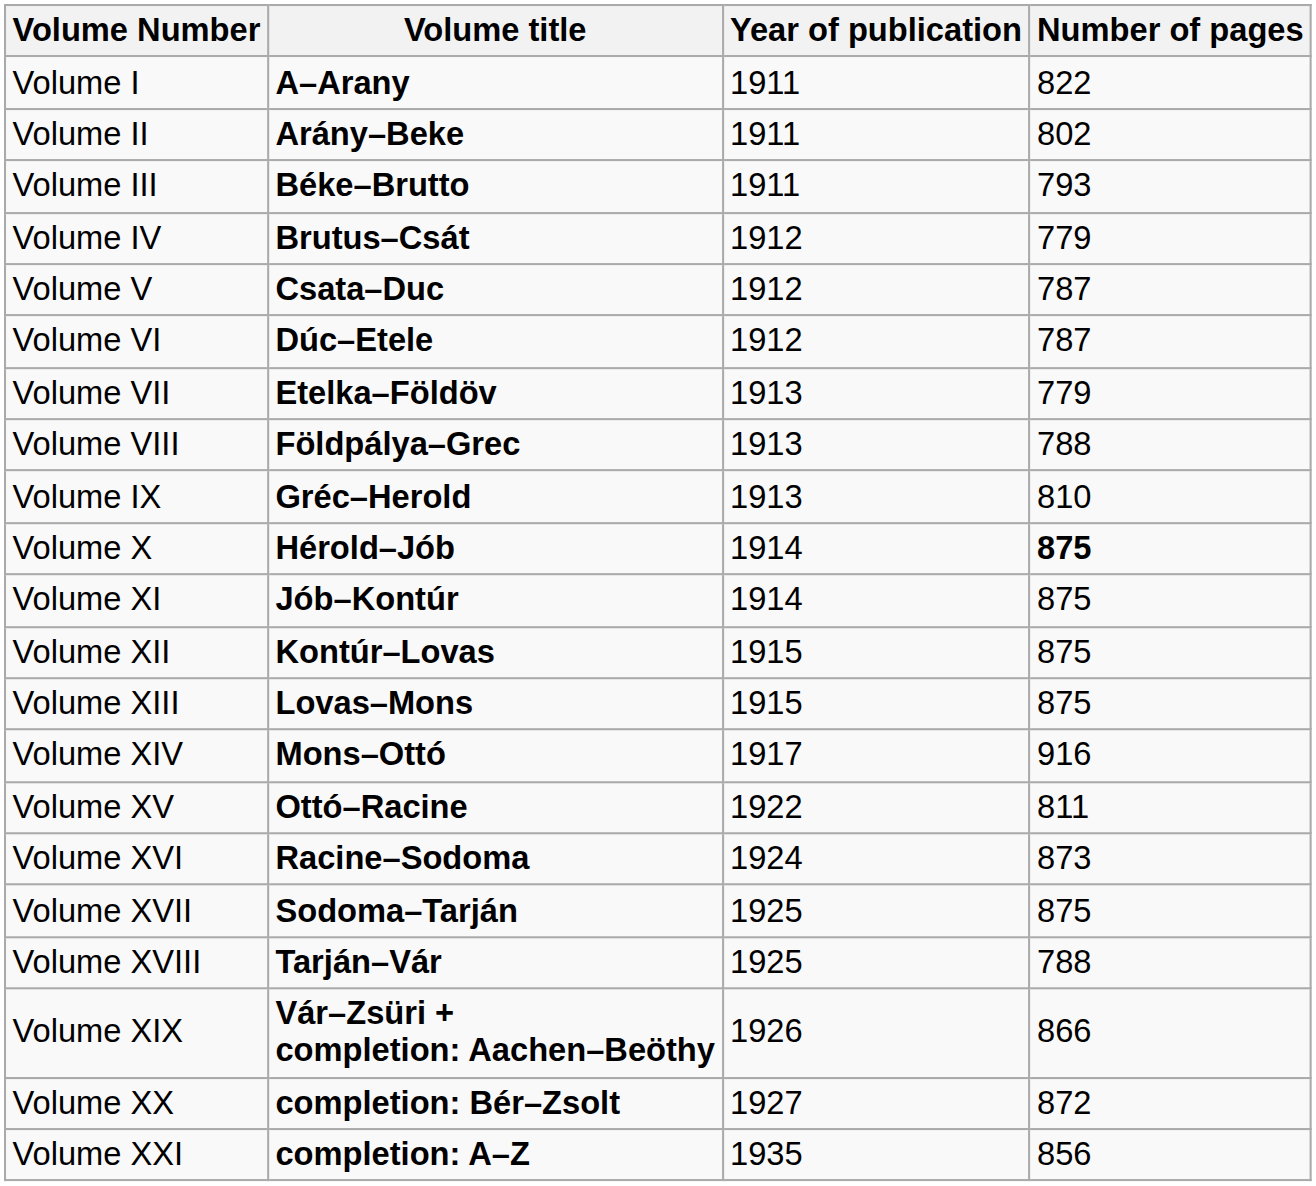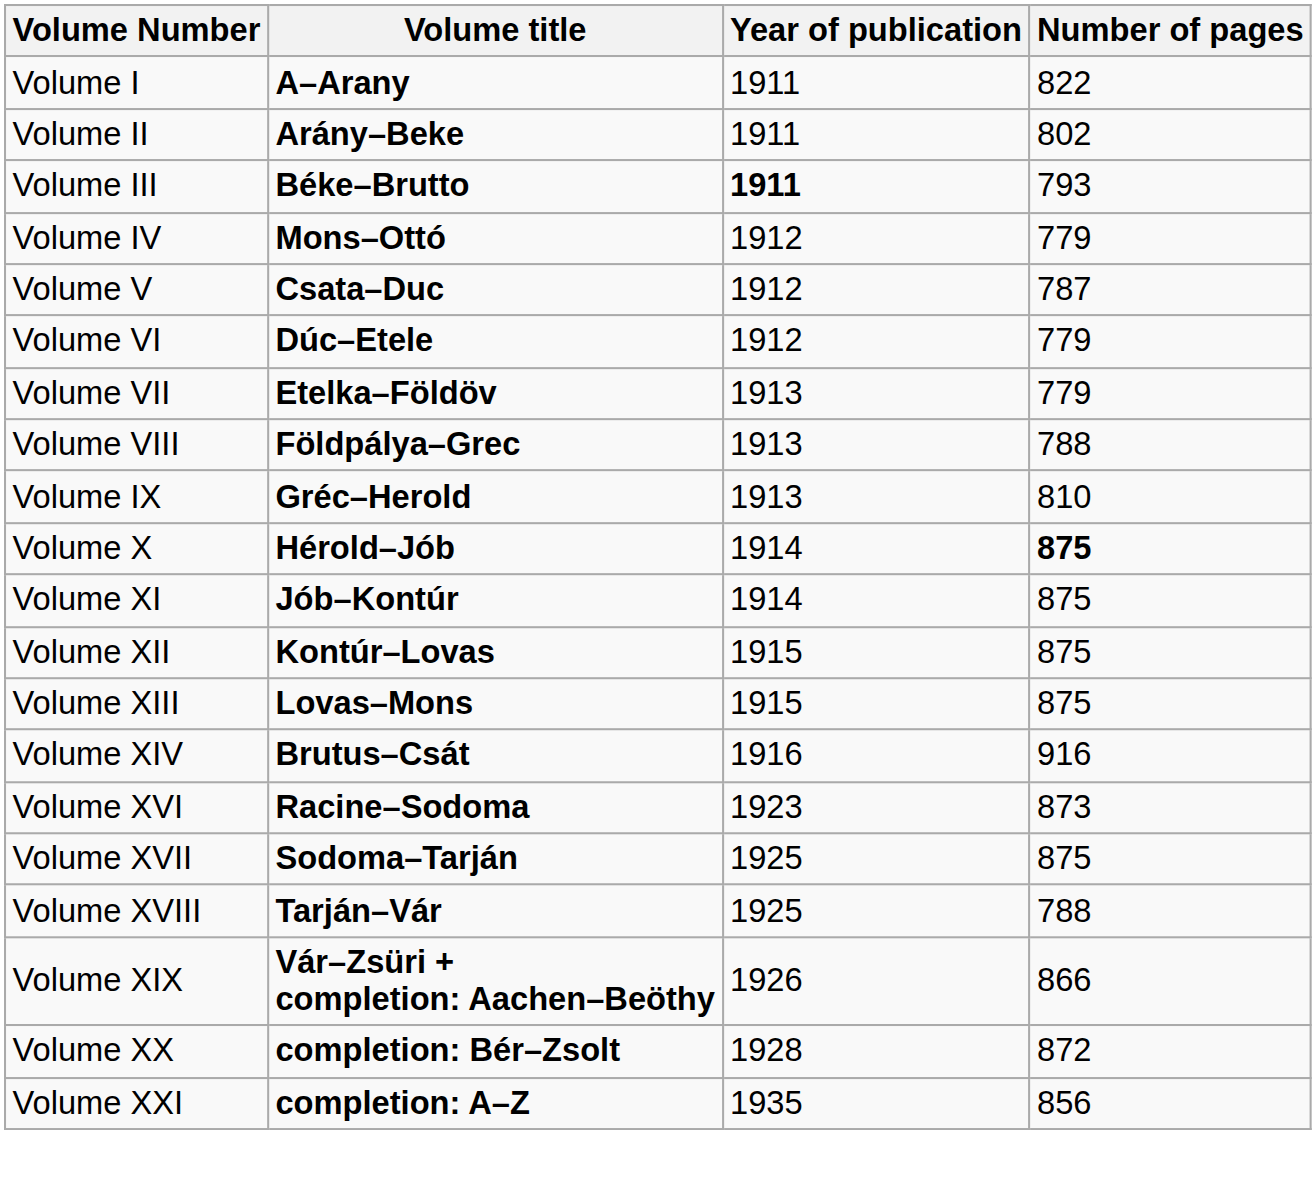(765, 185) normal -> (765, 185) bold
(372, 237) Brutus–Csát -> (361, 237) Mons–Ottó
(1064, 340) 787 -> (1064, 340) 779
(361, 755) Mons–Ottó -> (372, 755) Brutus–Csát
(766, 755) 1917 -> (766, 755) 1916
- row: (93, 806)
(766, 858) 1924 -> (766, 806) 1923
(766, 1102) 1927 -> (766, 1050) 1928
